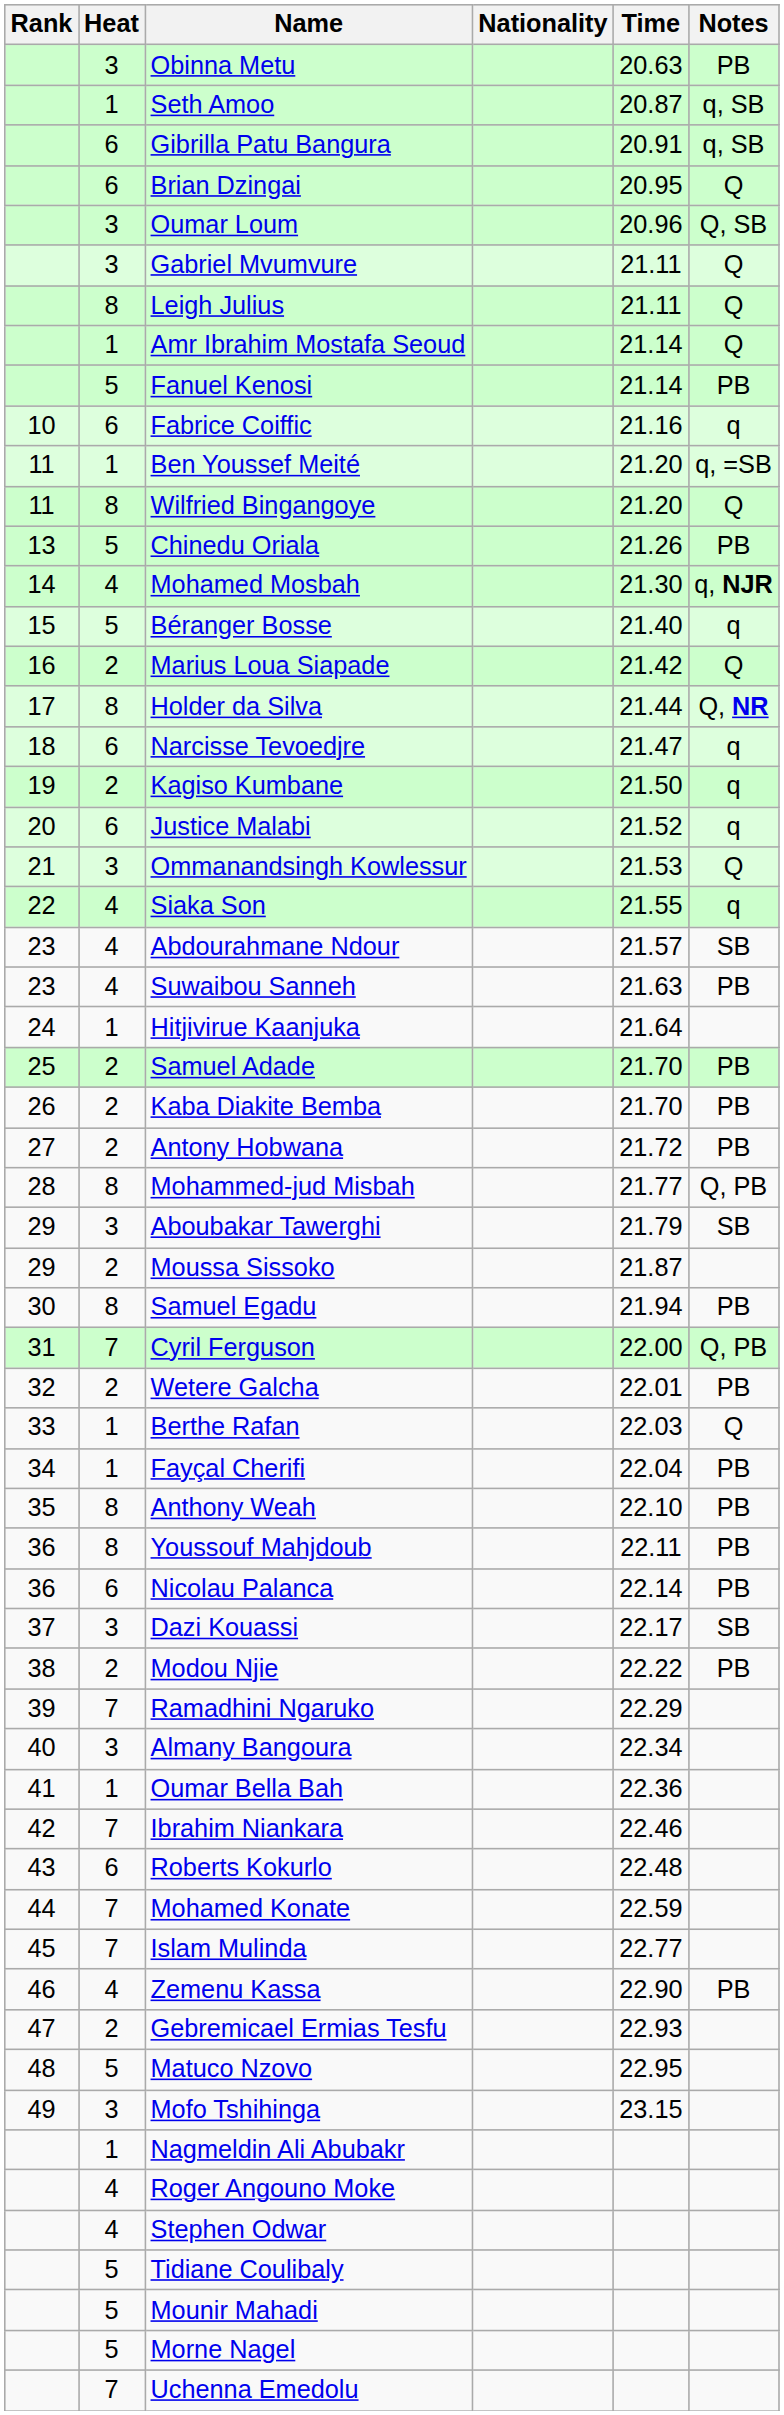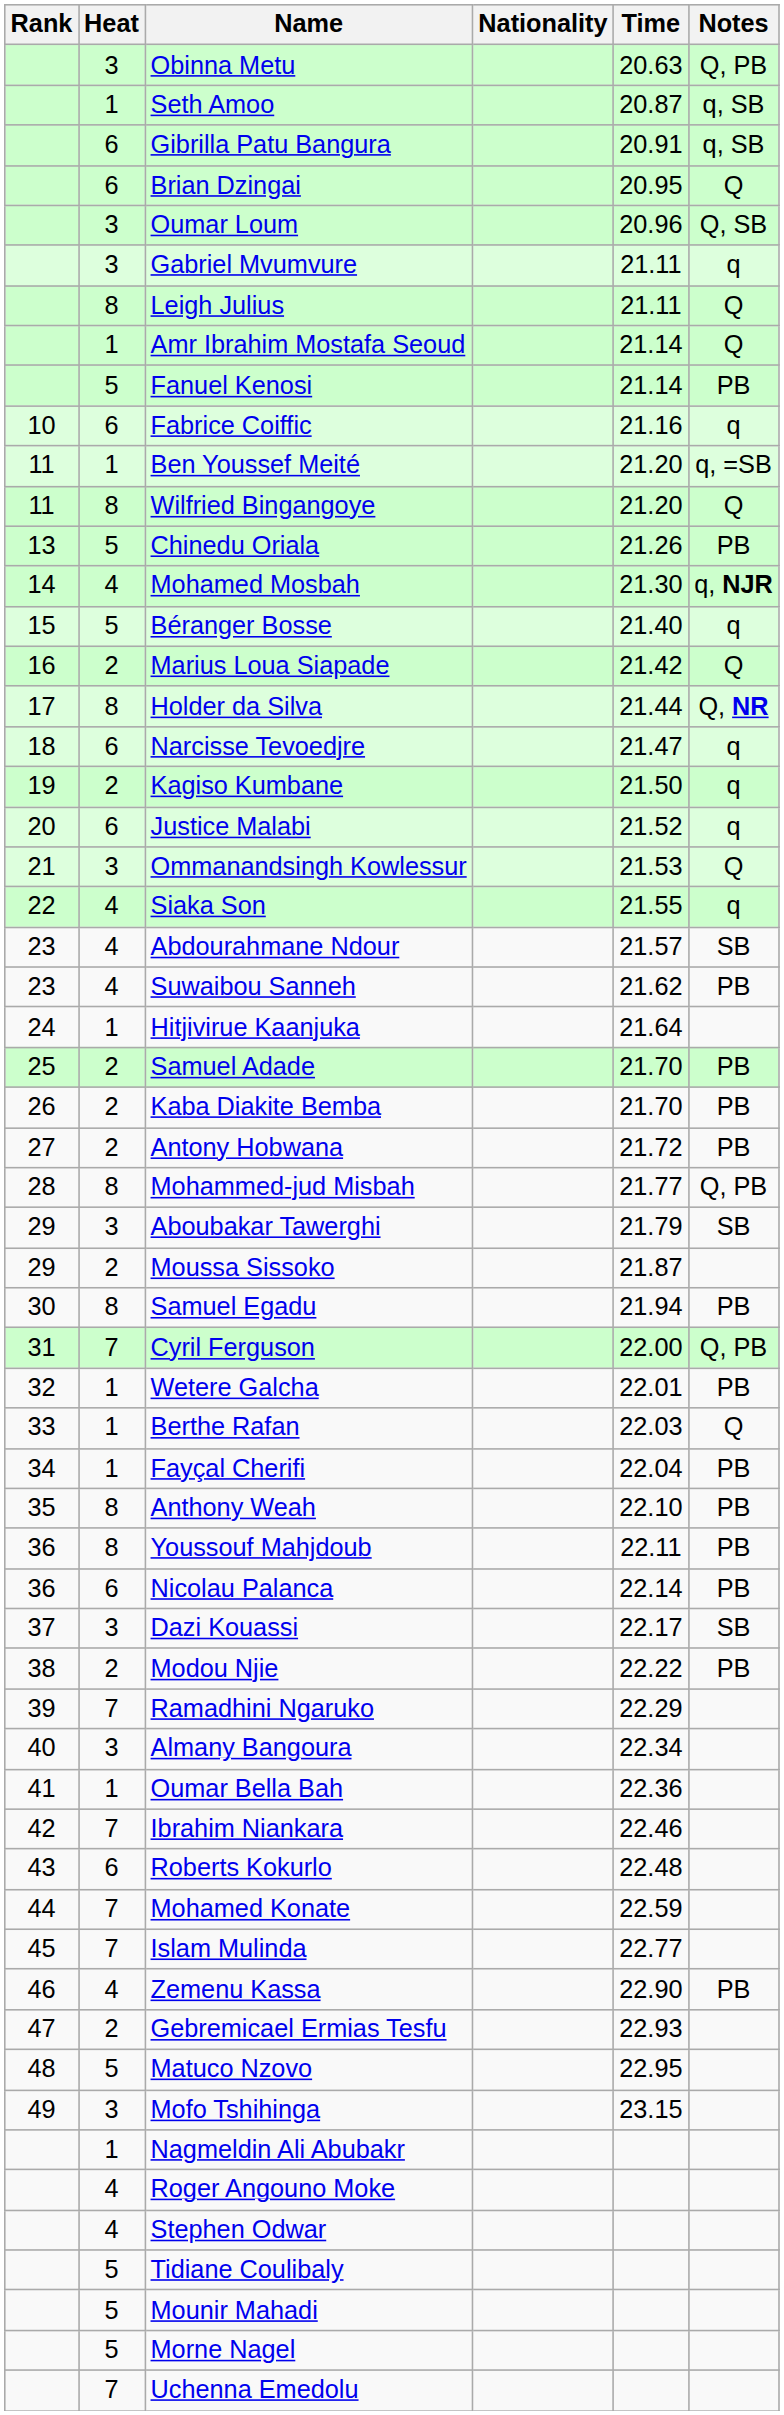(734, 64) PB -> (734, 64) Q, PB
(734, 265) Q -> (734, 265) q
(651, 986) 21.63 -> (651, 986) 21.62
(111, 1387) 2 -> (111, 1387) 1
